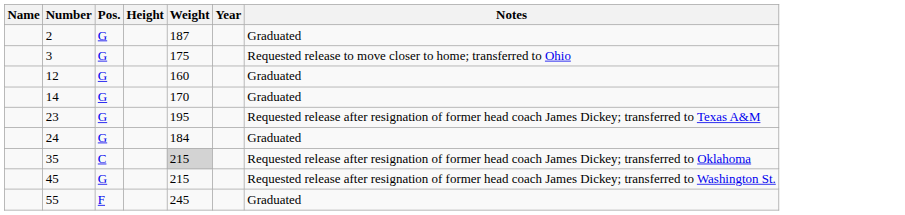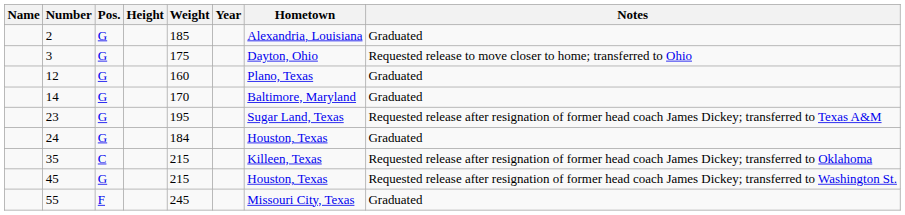+ column: (305, 14)
(180, 35) 187 -> (180, 35) 185
(180, 158) lightgrey background -> (180, 158) no background
